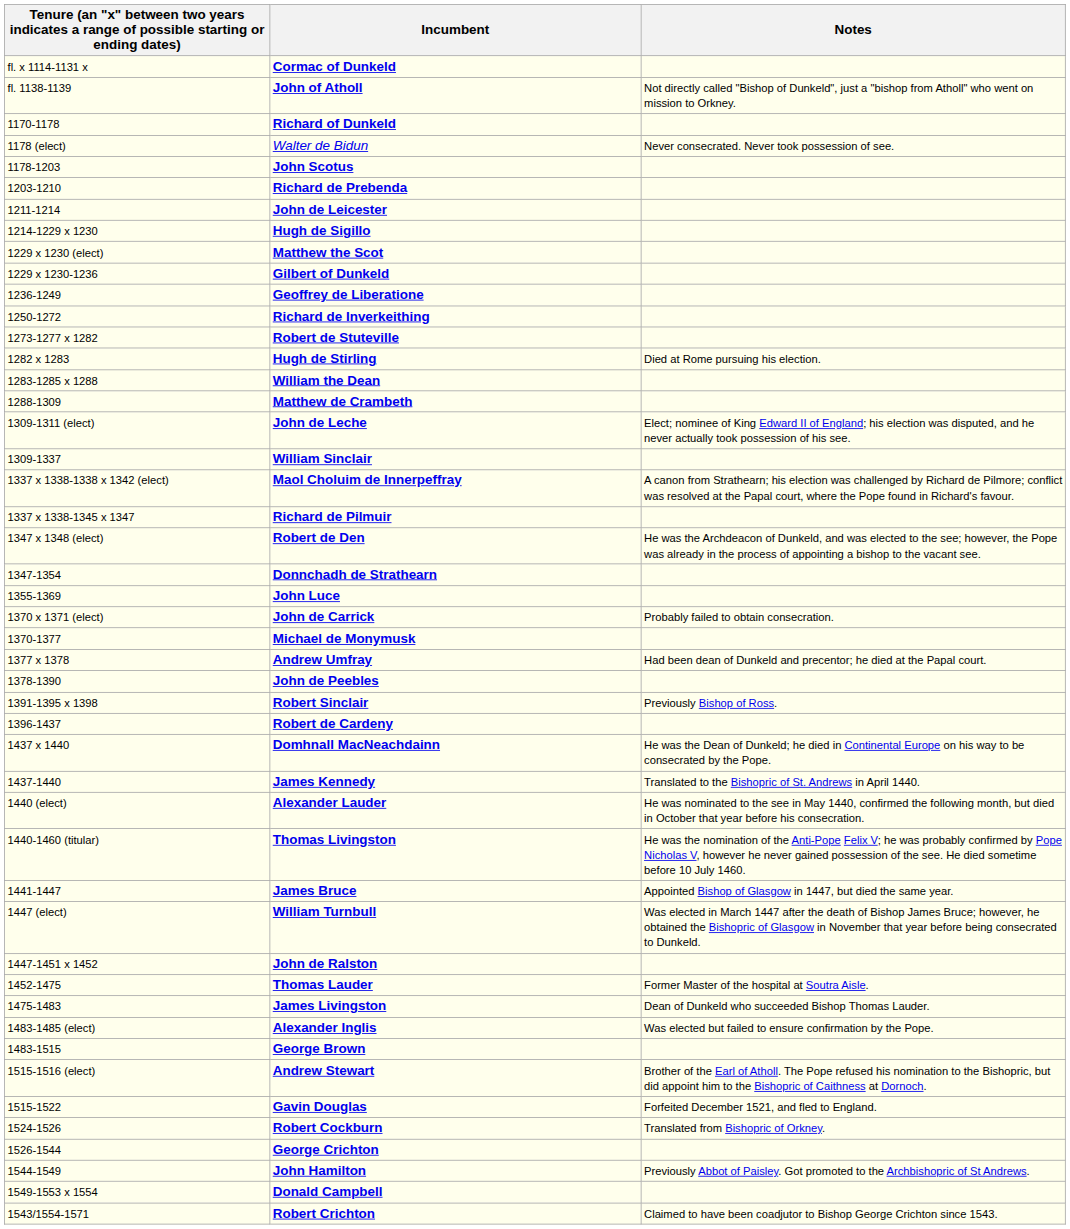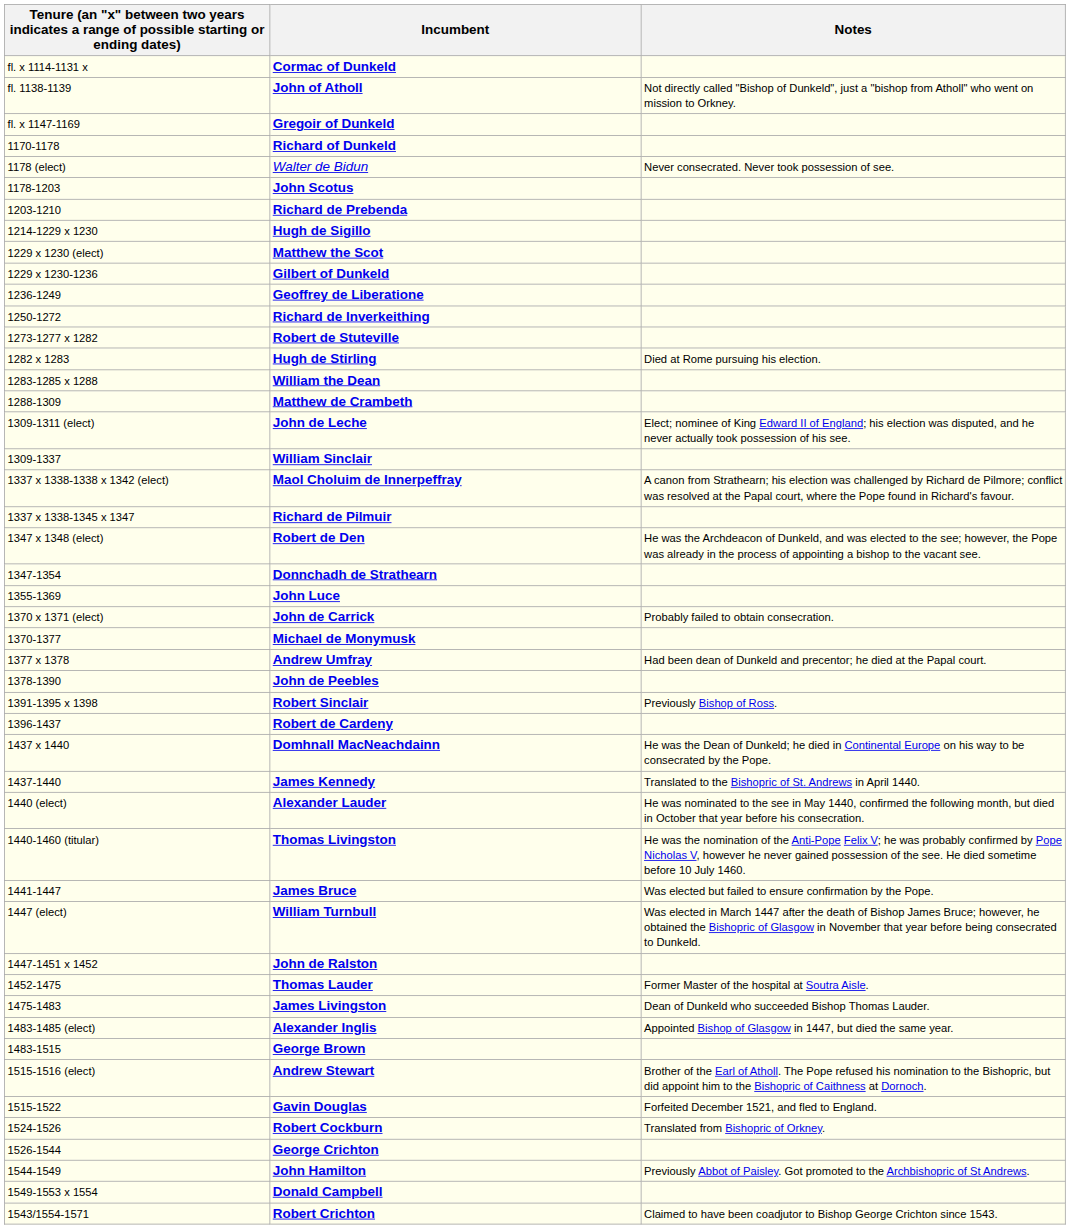+ row: (334, 124)
- row: (330, 209)
(799, 891) Appointed Bishop of Glasgow in 1447, but died the same year. -> (789, 891) Was elected but failed to ensure confirmation by the Pope.
(789, 1028) Was elected but failed to ensure confirmation by the Pope. -> (799, 1028) Appointed Bishop of Glasgow in 1447, but died the same year.
